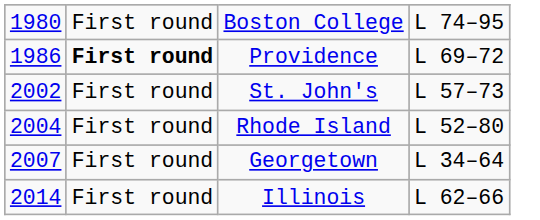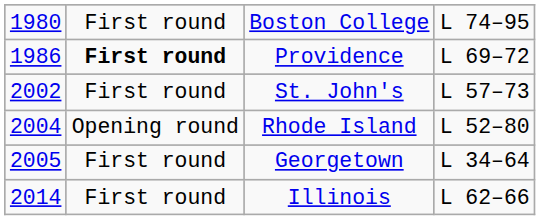(142, 127) First round -> (155, 127) Opening round
(36, 162) 2007 -> (36, 162) 2005
